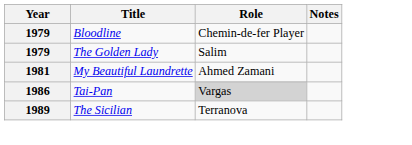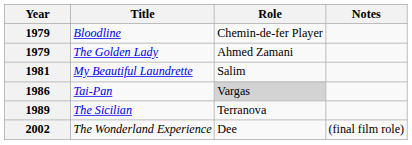(212, 52) Salim -> (255, 52) Ahmed Zamani
(236, 71) Ahmed Zamani -> (231, 71) Salim
+ row: (143, 129)
